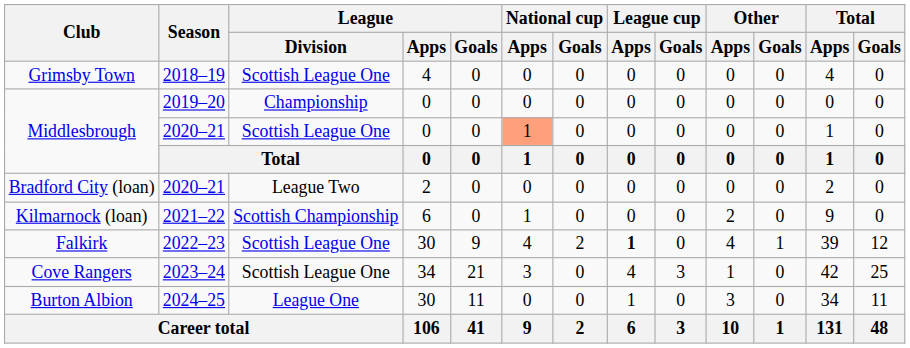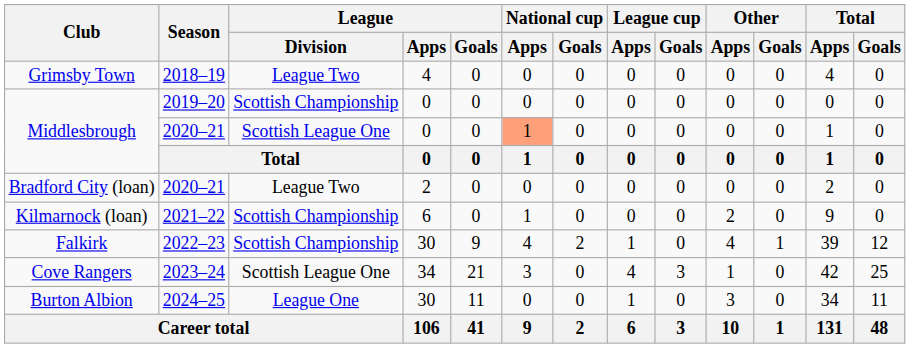(316, 74) Scottish League One -> (316, 74) League Two
(316, 103) Championship -> (316, 103) Scottish Championship
(316, 243) Scottish League One -> (316, 243) Scottish Championship
(631, 243) bold -> (631, 243) normal
